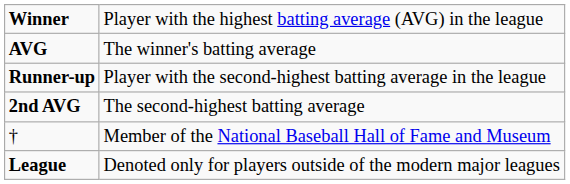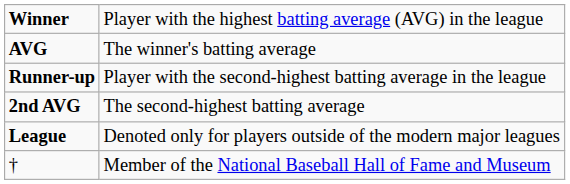rows swapped: (37, 164) <-> (13, 135)
